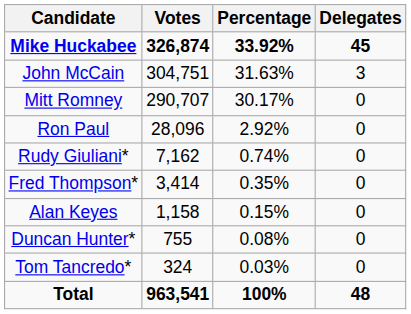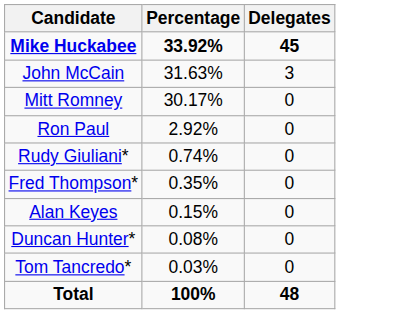- column: (178, 18)
